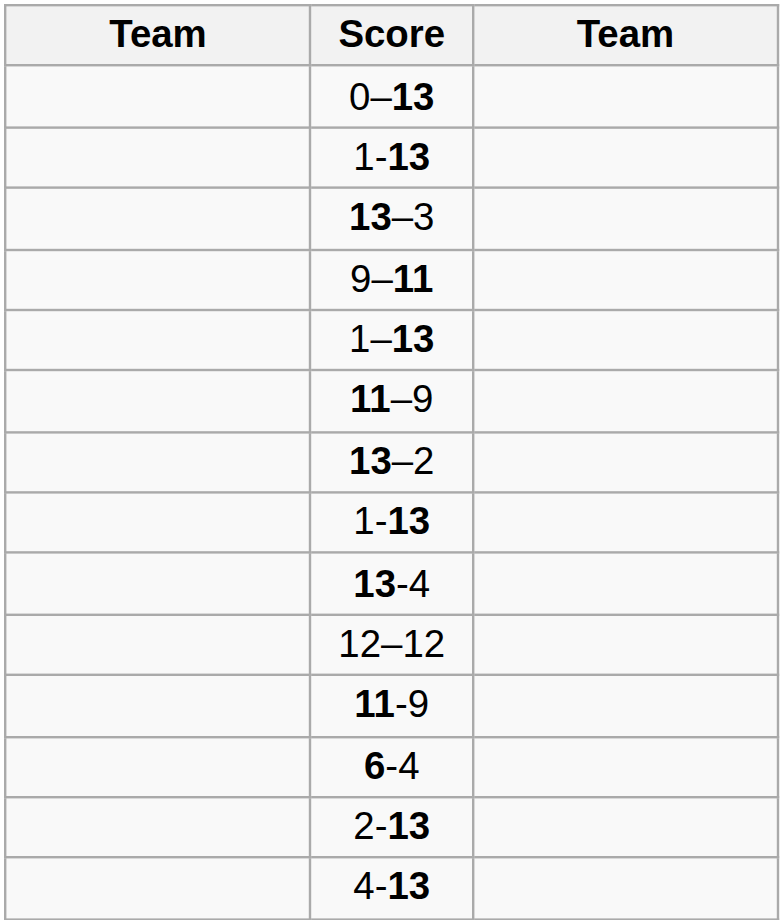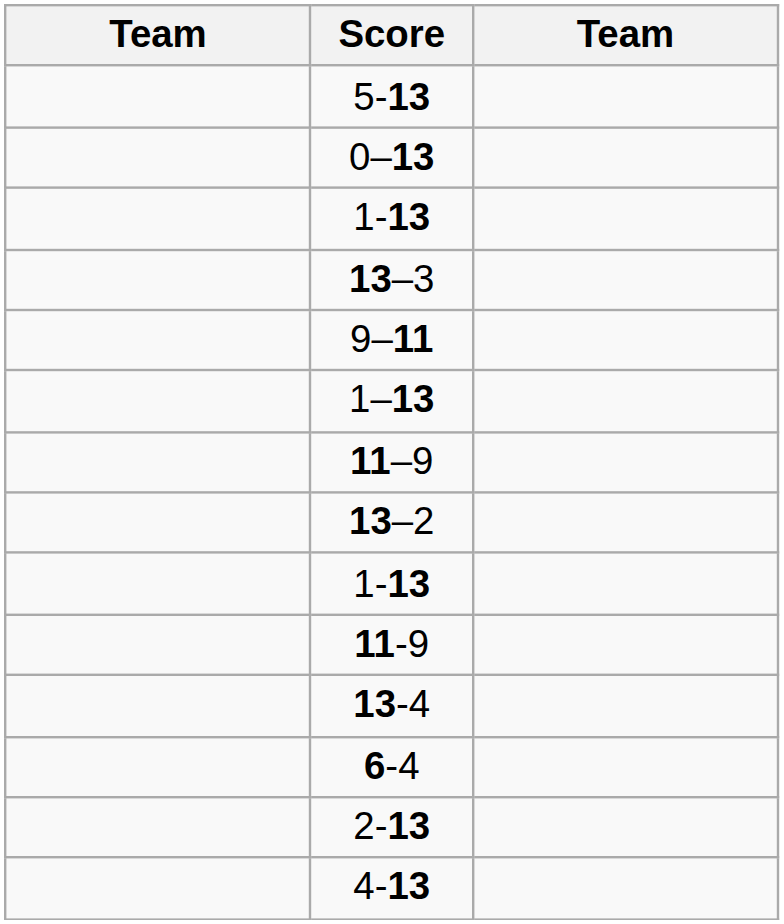+ row: (158, 97)
rows swapped: (158, 706) <-> (158, 584)
- row: (158, 645)
